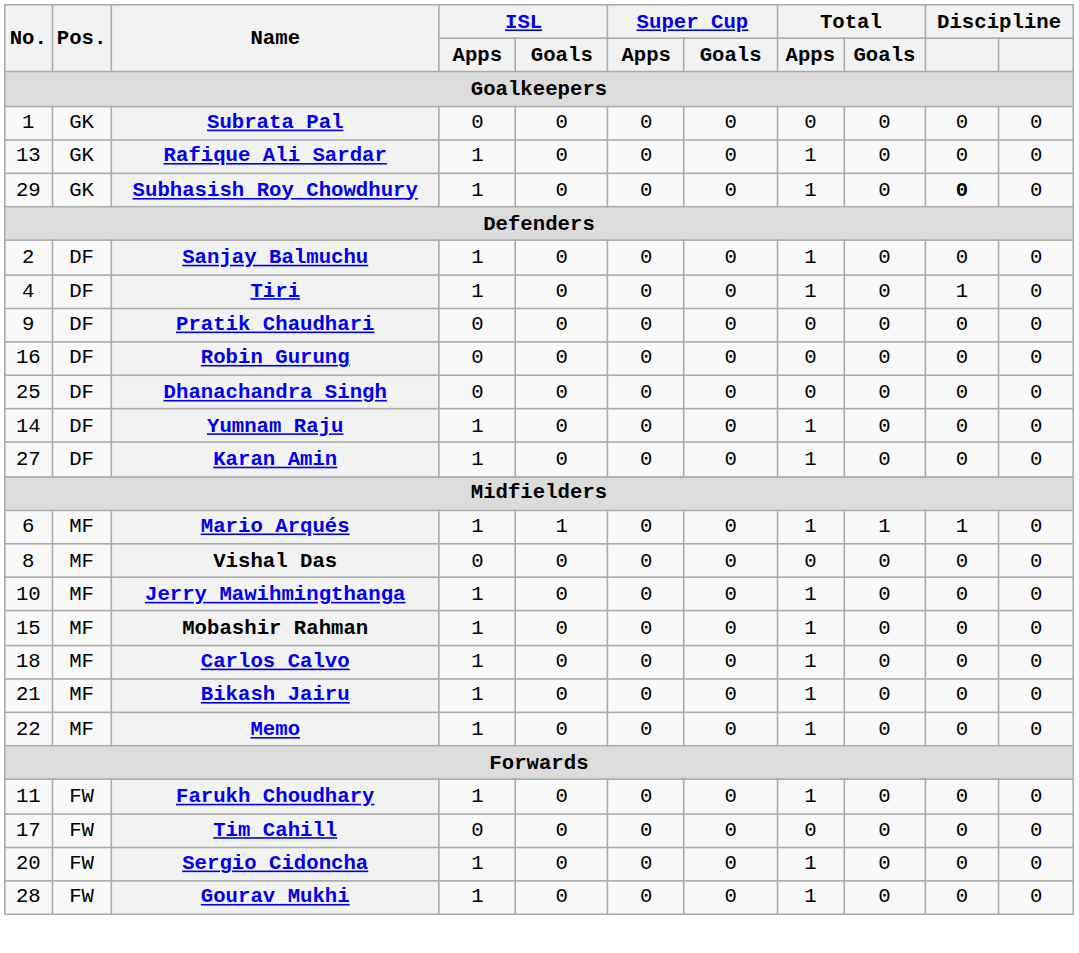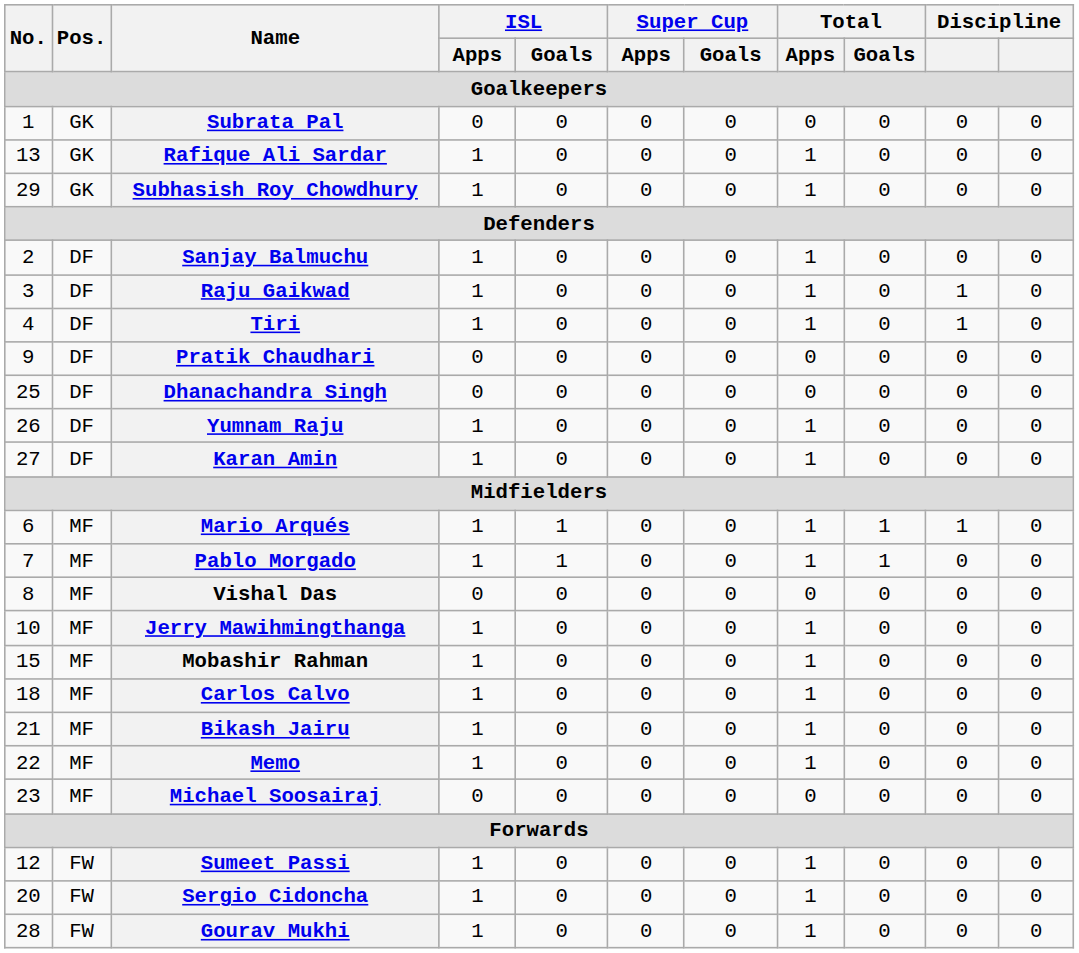(962, 190) bold -> (962, 190) normal
+ row: (275, 291)
- row: (275, 359)
(28, 426) 14 -> (28, 426) 26
+ row: (275, 561)
+ row: (275, 796)
- row: (275, 796)
+ row: (275, 864)
- row: (275, 830)
